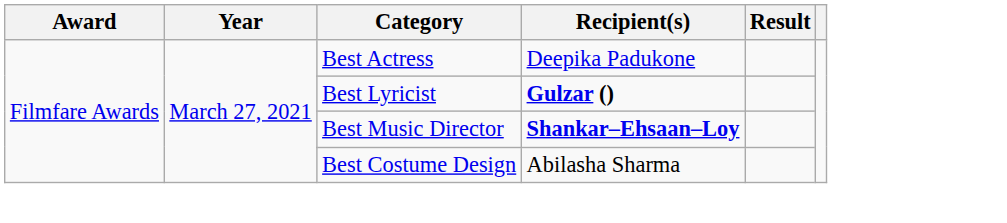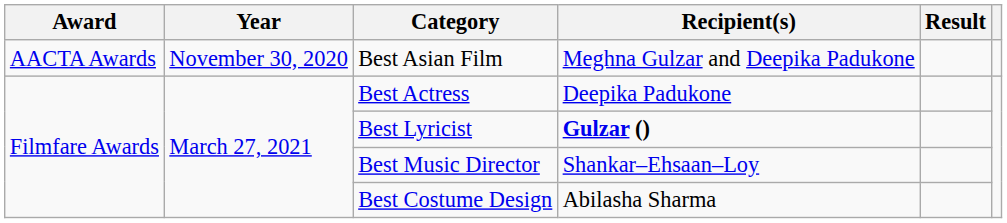+ row: (430, 57)
(633, 128) bold -> (661, 164) normal
